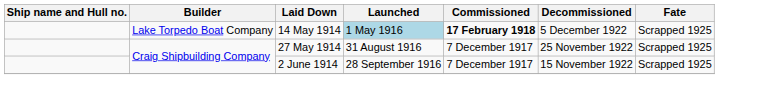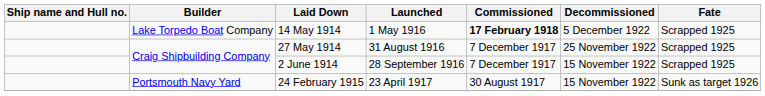(374, 30) lightblue background -> (397, 30) no background
+ row: (321, 82)
